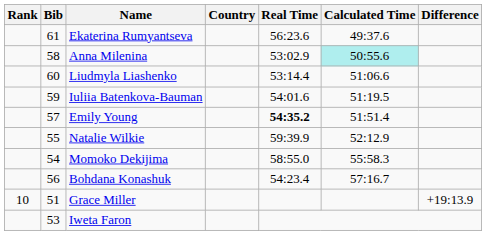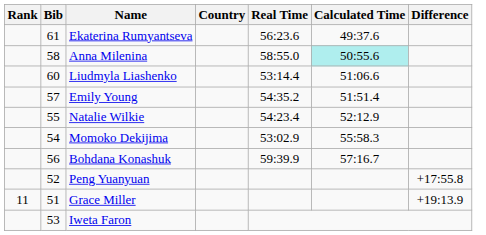(290, 55) 53:02.9 -> (280, 55) 58:55.0
- row: (136, 96)
(290, 117) bold -> (280, 96) normal
(290, 138) 59:39.9 -> (280, 117) 54:23.4
(290, 158) 58:55.0 -> (280, 138) 53:02.9
(290, 179) 54:23.4 -> (280, 158) 59:39.9
+ row: (109, 179)
(23, 199) 10 -> (23, 199) 11
